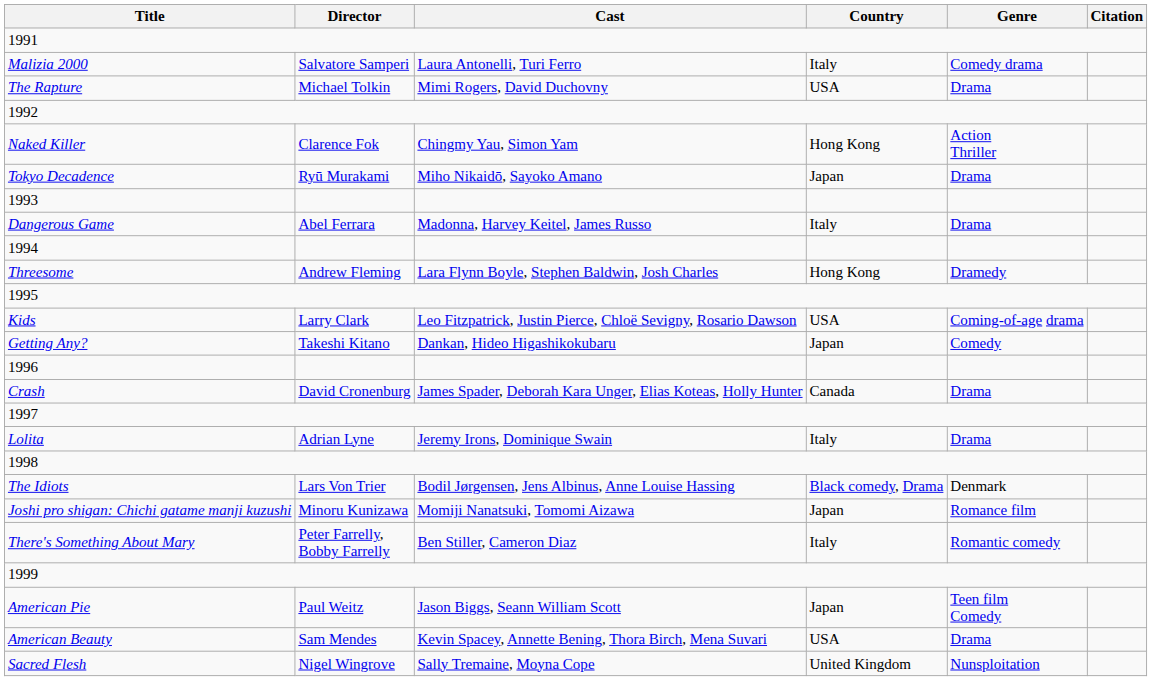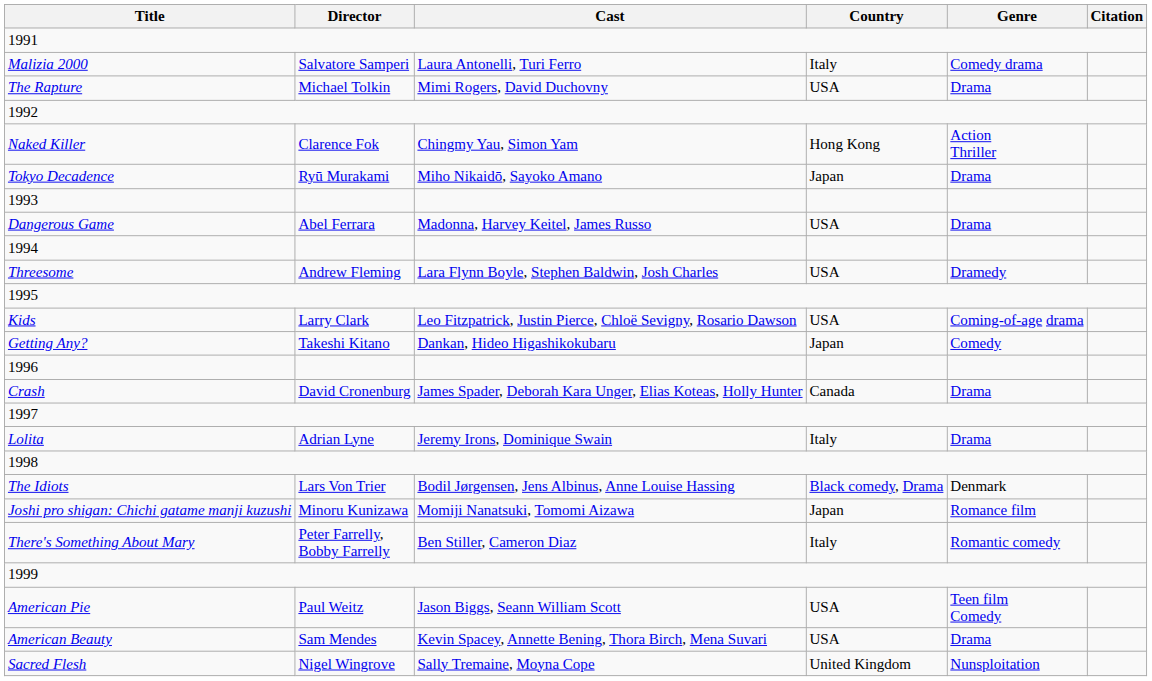(823, 224) Italy -> (825, 224) USA
(845, 271) Hong Kong -> (825, 271) USA
(827, 607) Japan -> (825, 607) USA
